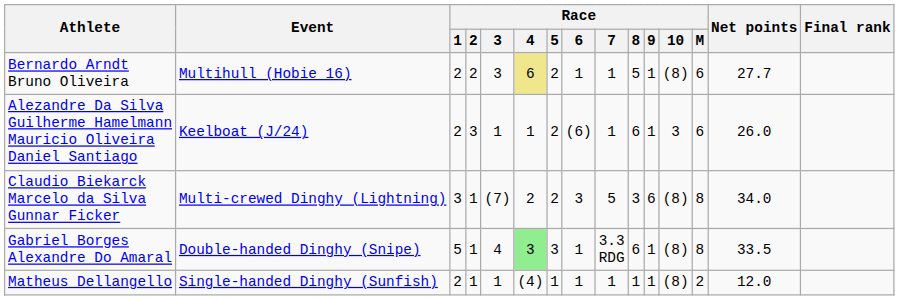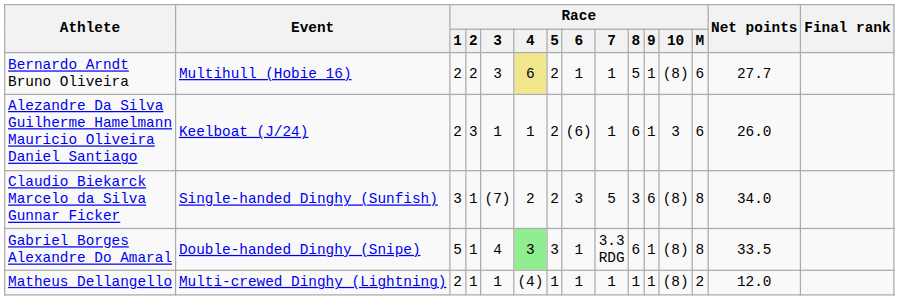(313, 199) Multi-crewed Dinghy (Lightning) -> (308, 199) Single-handed Dinghy (Sunfish)
(308, 282) Single-handed Dinghy (Sunfish) -> (313, 282) Multi-crewed Dinghy (Lightning)
